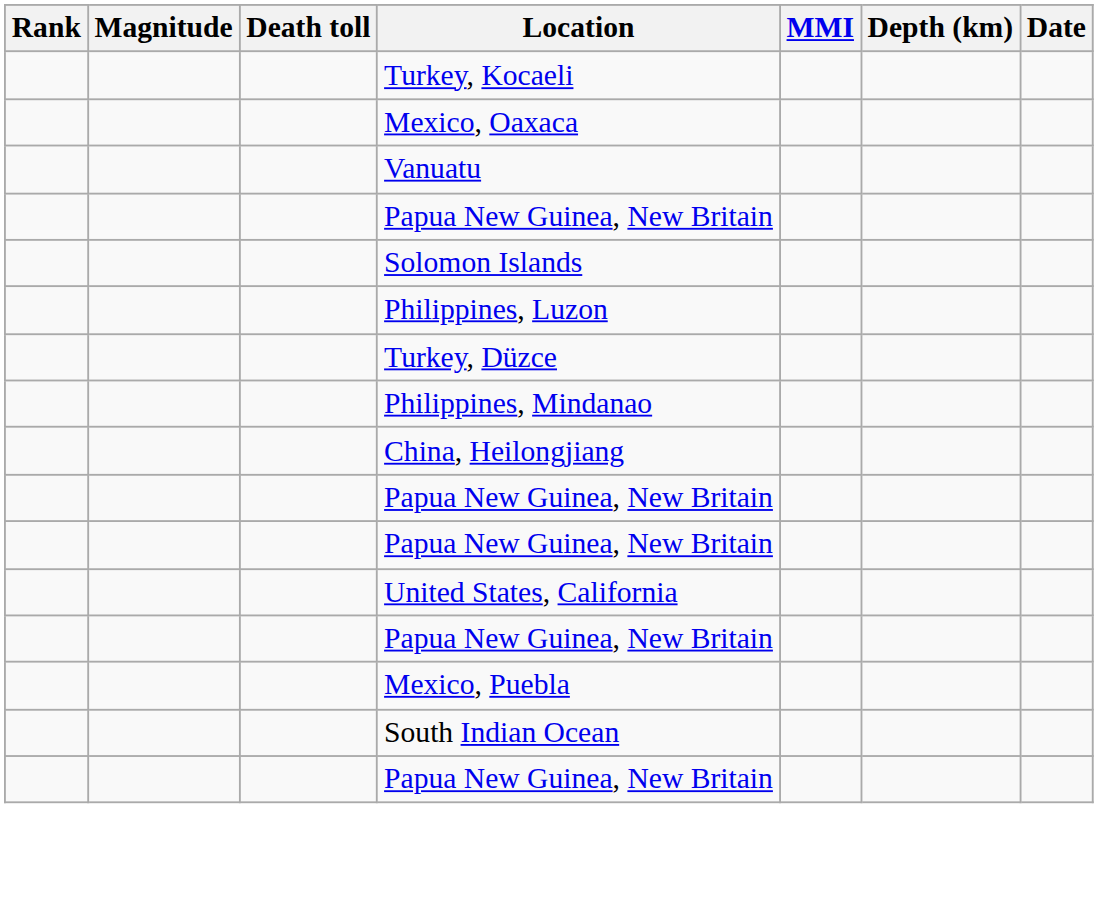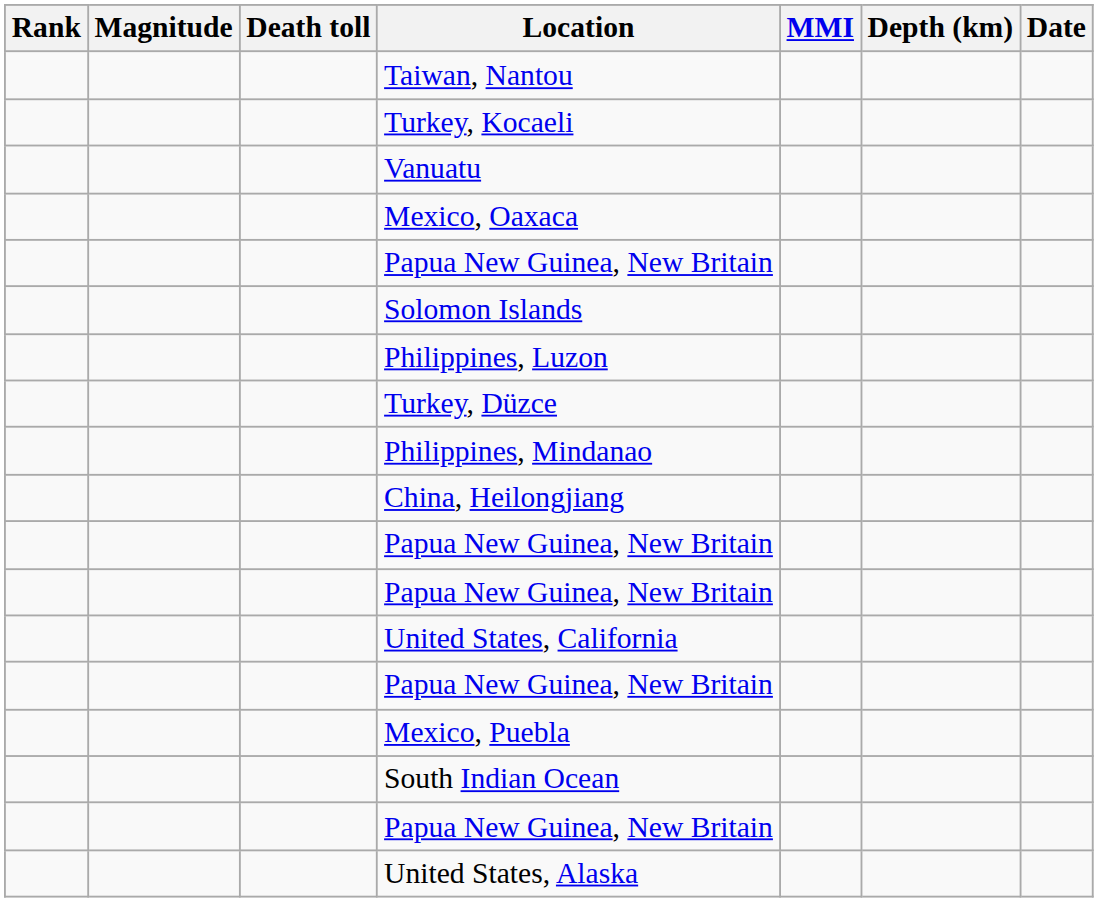+ row: (46, 75)
rows swapped: (46, 122) <-> (46, 169)
+ row: (46, 873)
